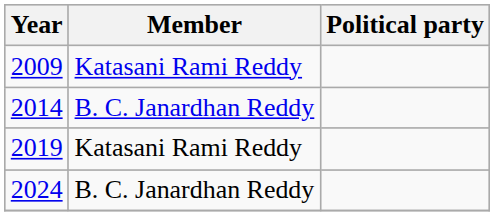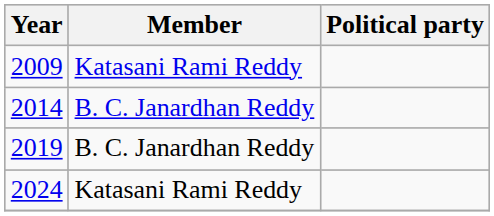(188, 148) Katasani Rami Reddy -> (194, 148) B. C. Janardhan Reddy
(194, 189) B. C. Janardhan Reddy -> (188, 189) Katasani Rami Reddy
